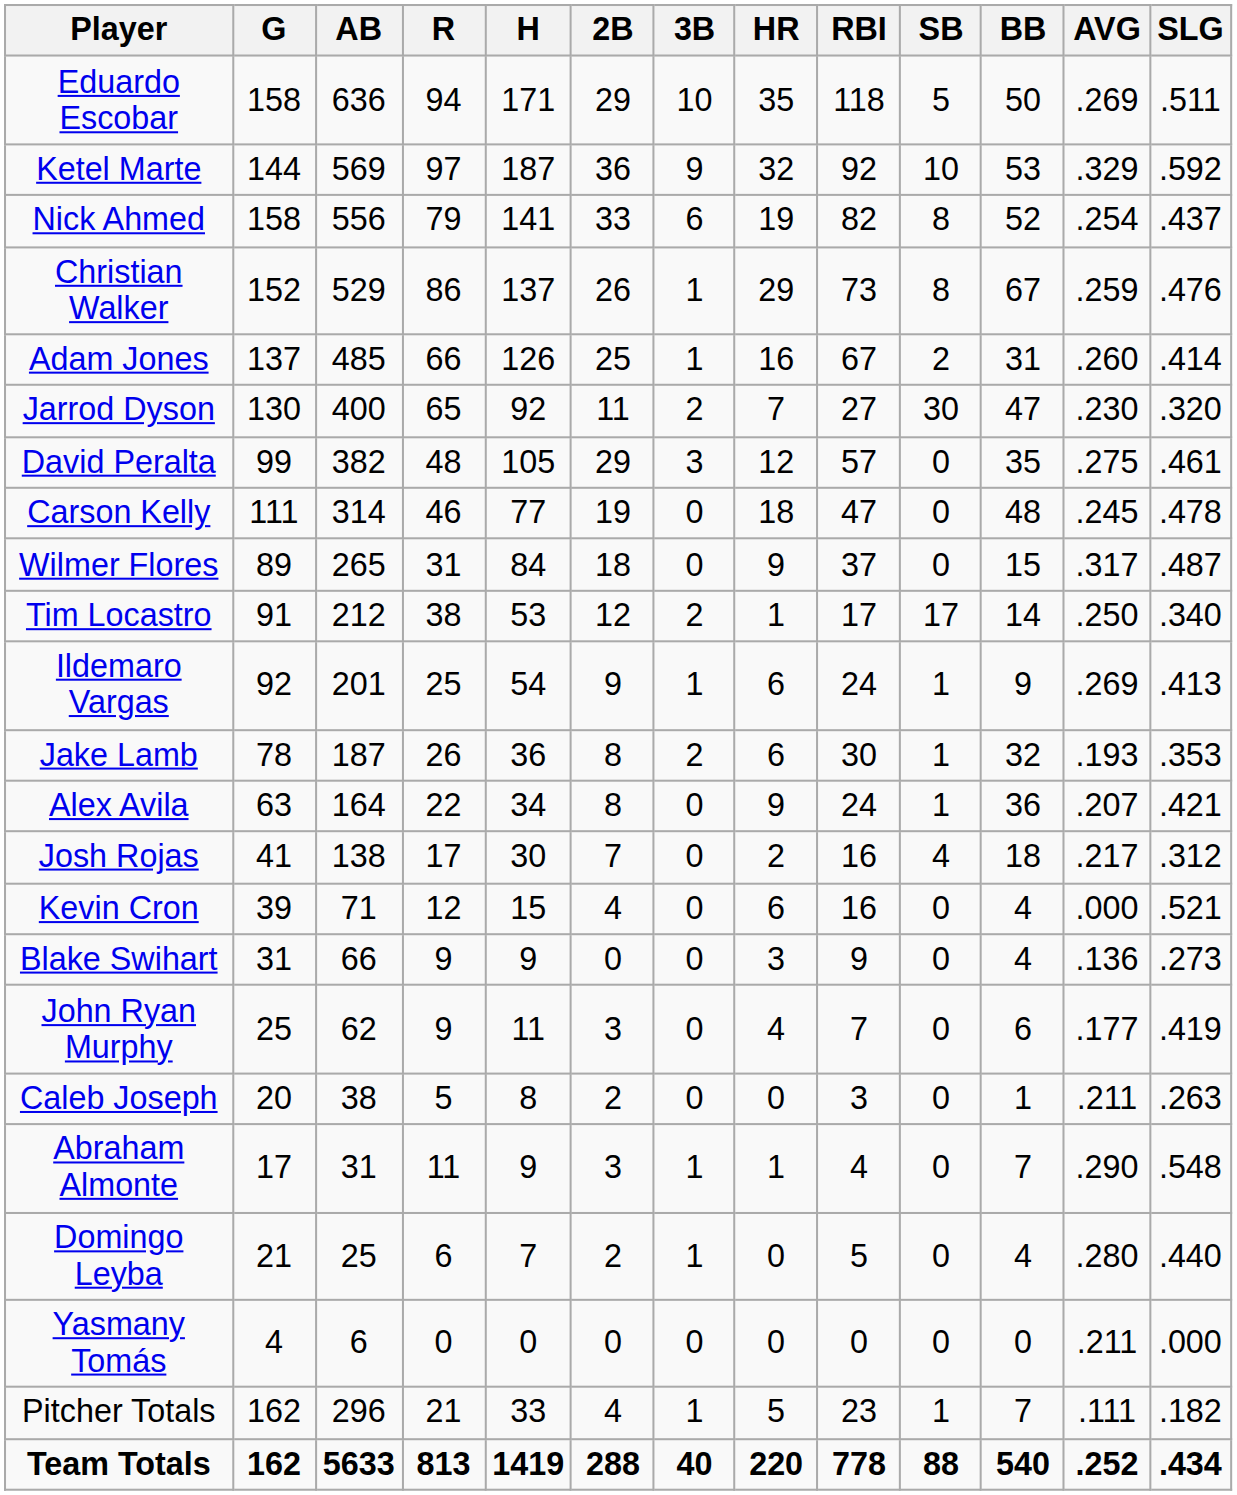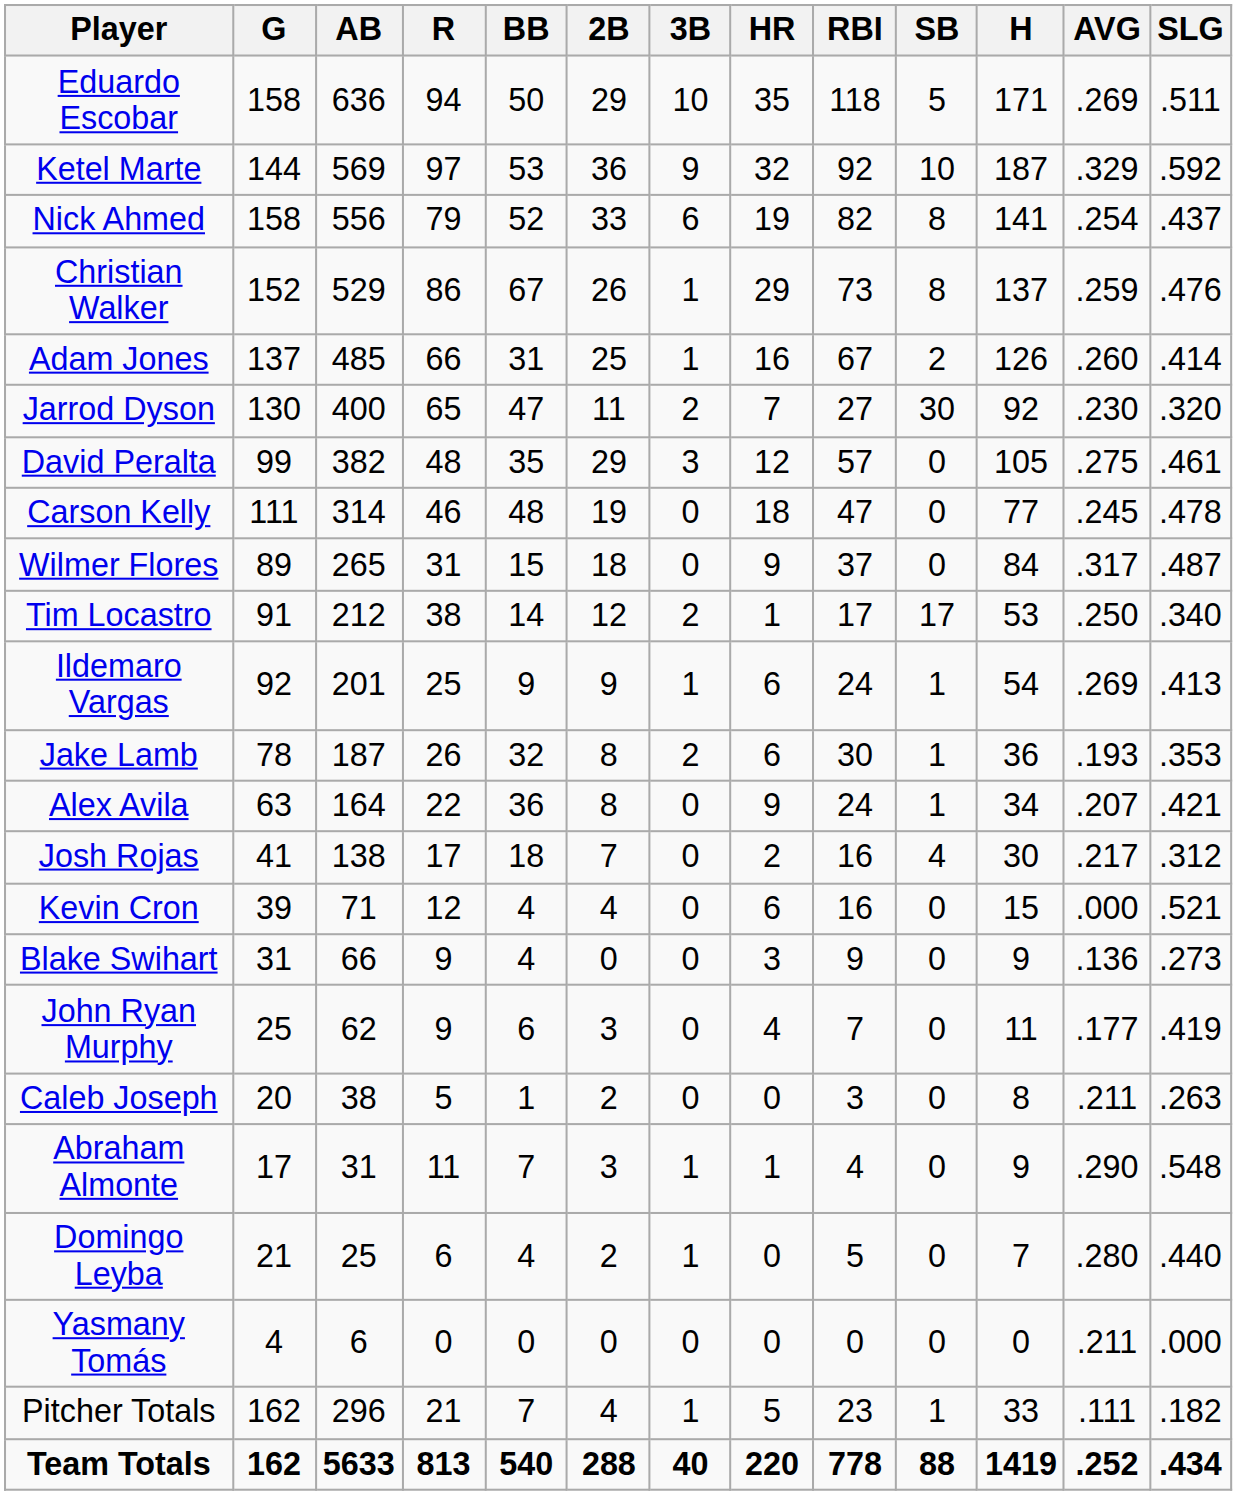columns swapped: (528, 30) <-> (1023, 30)
